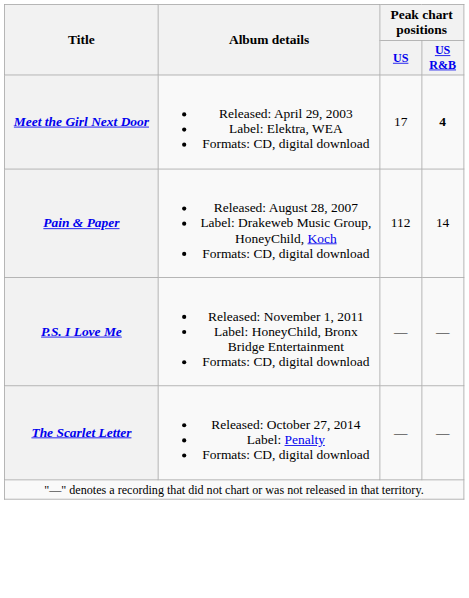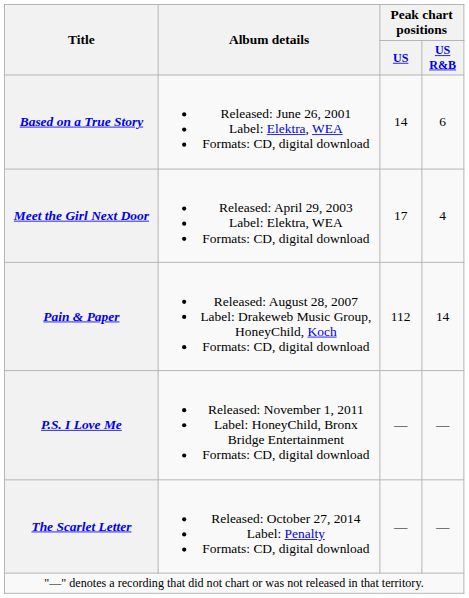+ row: (81, 121)
(443, 121) bold -> (443, 215) normal
